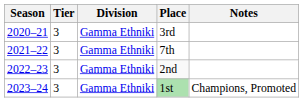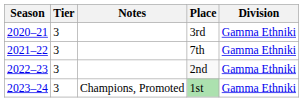columns swapped: (117, 13) <-> (244, 13)
